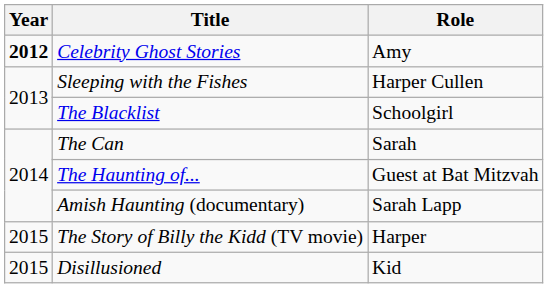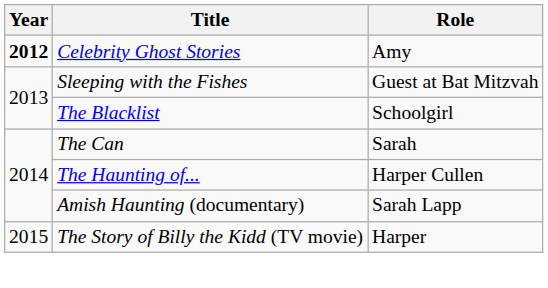(428, 81) Harper Cullen -> (455, 81) Guest at Bat Mitzvah
(455, 174) Guest at Bat Mitzvah -> (428, 174) Harper Cullen
- row: (109, 267)
